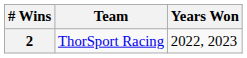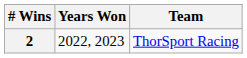columns swapped: (111, 16) <-> (205, 16)
